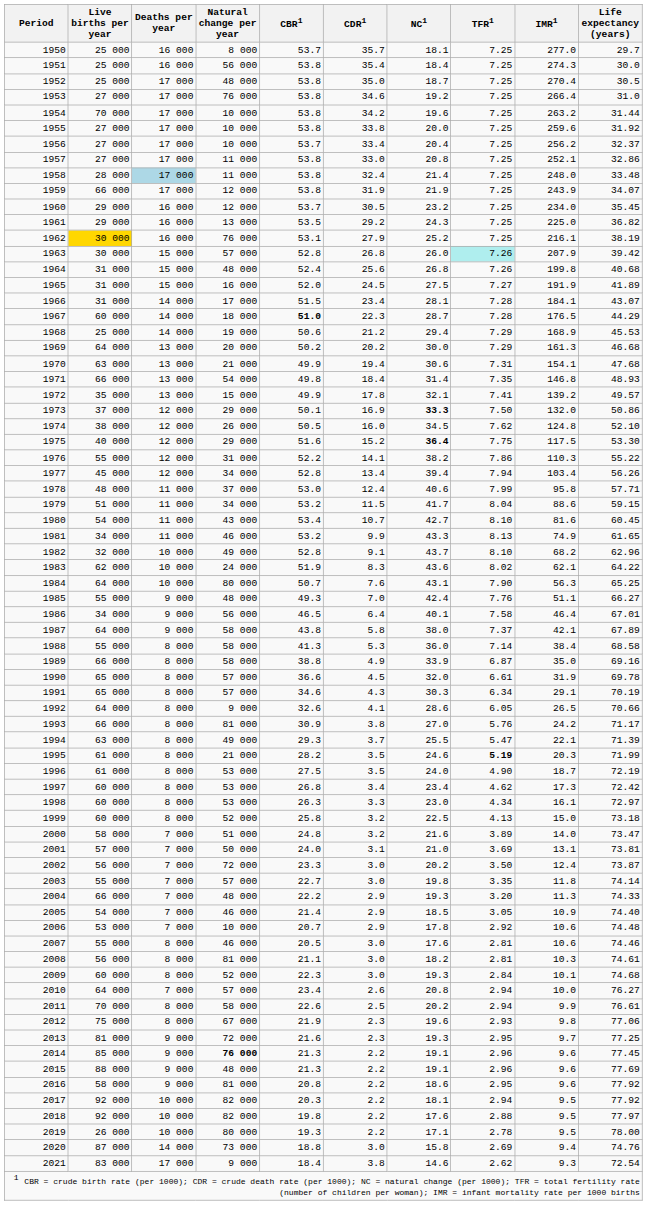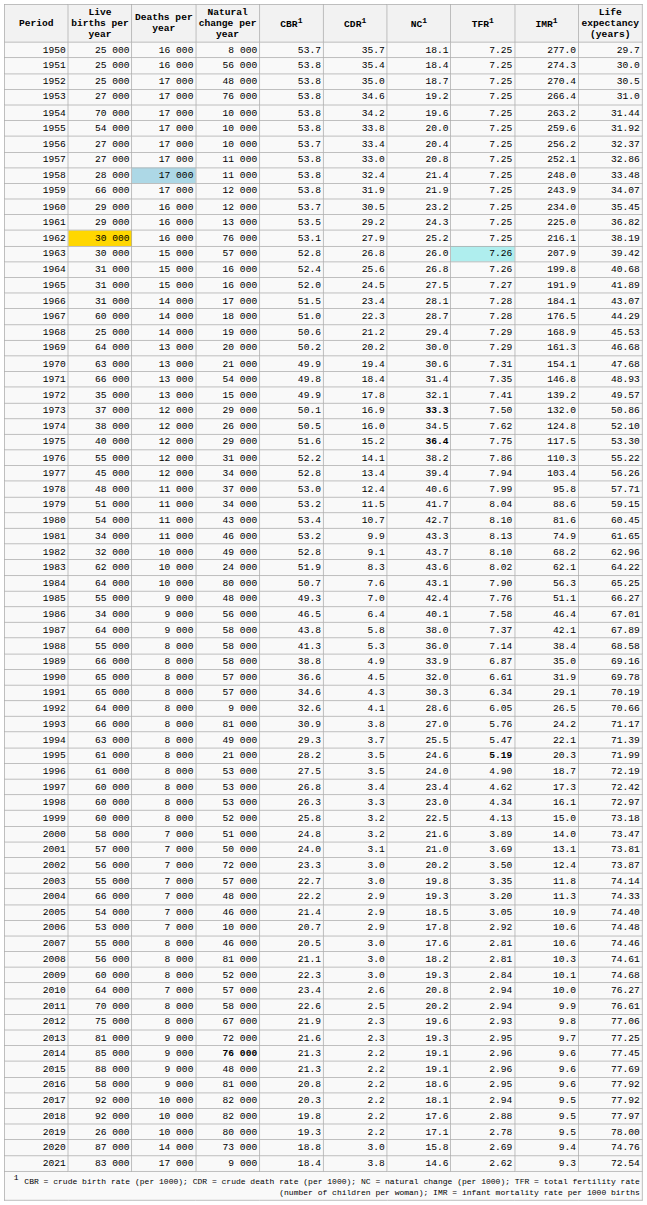(107, 128) 27 000 -> (107, 128) 54 000
(234, 270) 48 000 -> (234, 270) 16 000
(309, 317) bold -> (309, 317) normal
